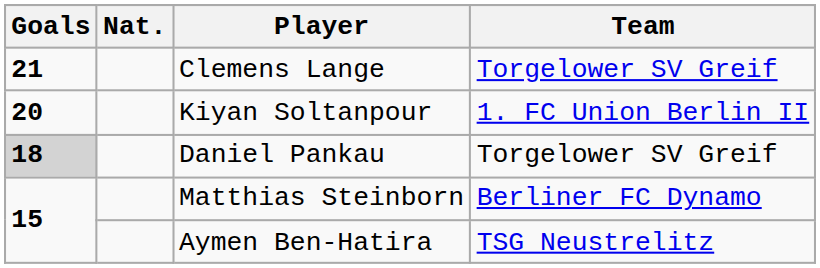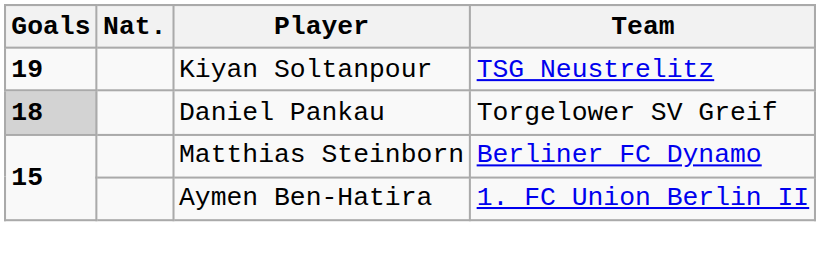- row: (282, 70)
(27, 113) 20 -> (27, 70) 19
(643, 113) 1. FC Union Berlin II -> (595, 70) TSG Neustrelitz
(595, 242) TSG Neustrelitz -> (643, 199) 1. FC Union Berlin II
